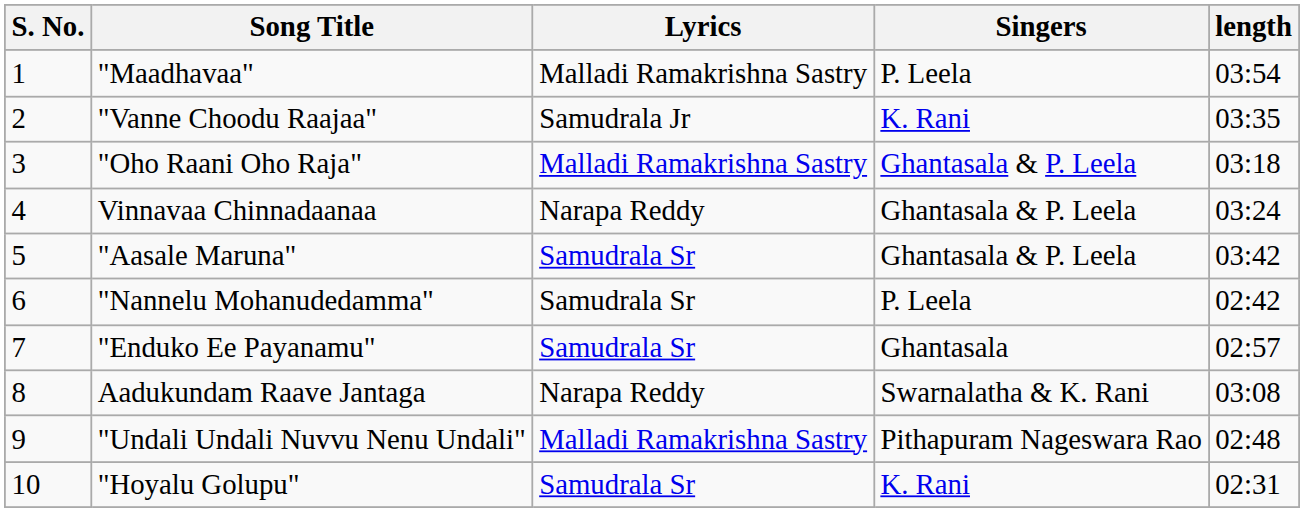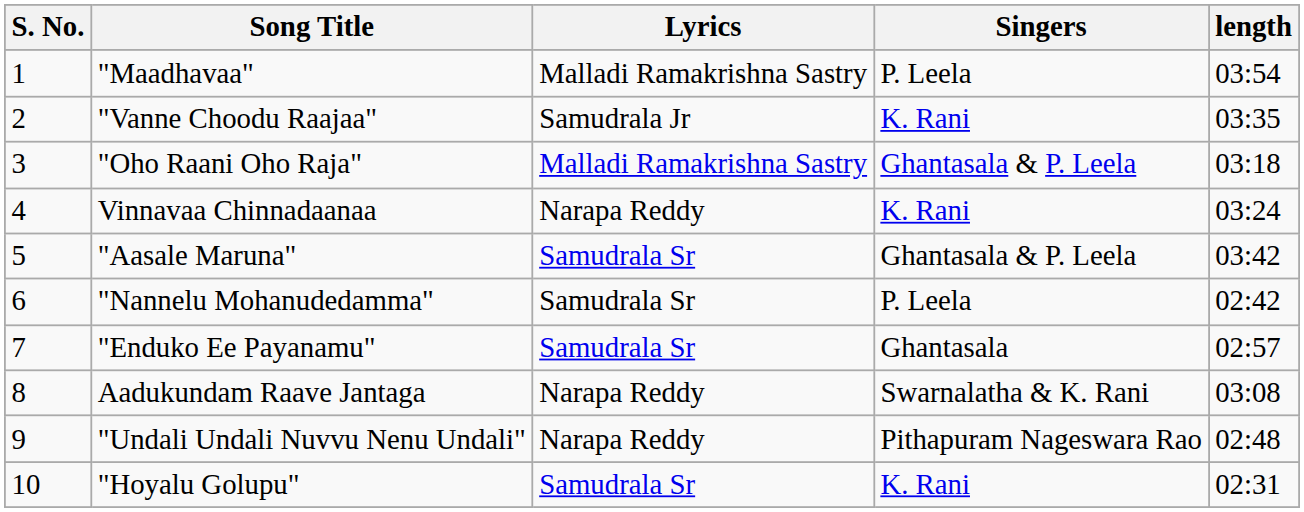(1008, 210) Ghantasala & P. Leela -> (925, 210) K. Rani
(703, 438) Malladi Ramakrishna Sastry -> (622, 438) Narapa Reddy
